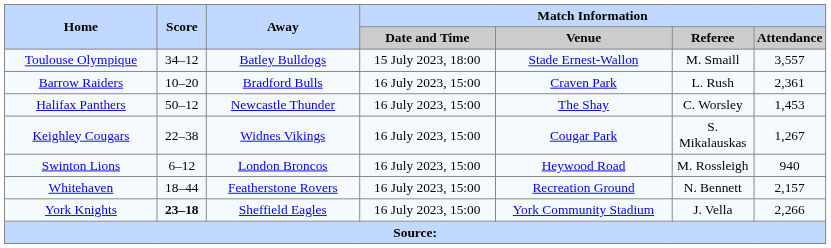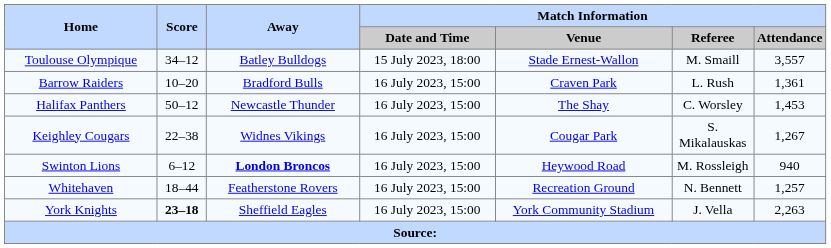(790, 82) 2,361 -> (790, 82) 1,361
(283, 165) normal -> (283, 165) bold
(790, 187) 2,157 -> (790, 187) 1,257
(790, 210) 2,266 -> (790, 210) 2,263
